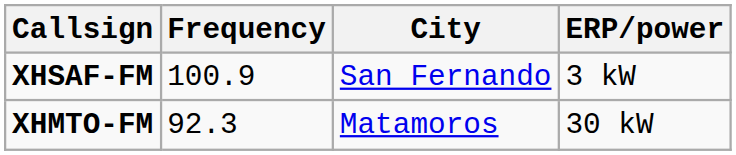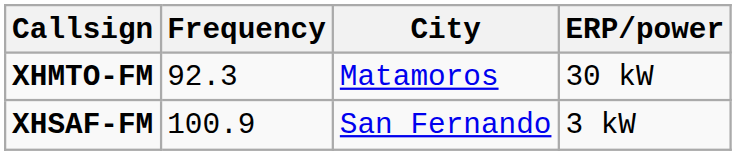rows swapped: (83, 125) <-> (83, 77)
